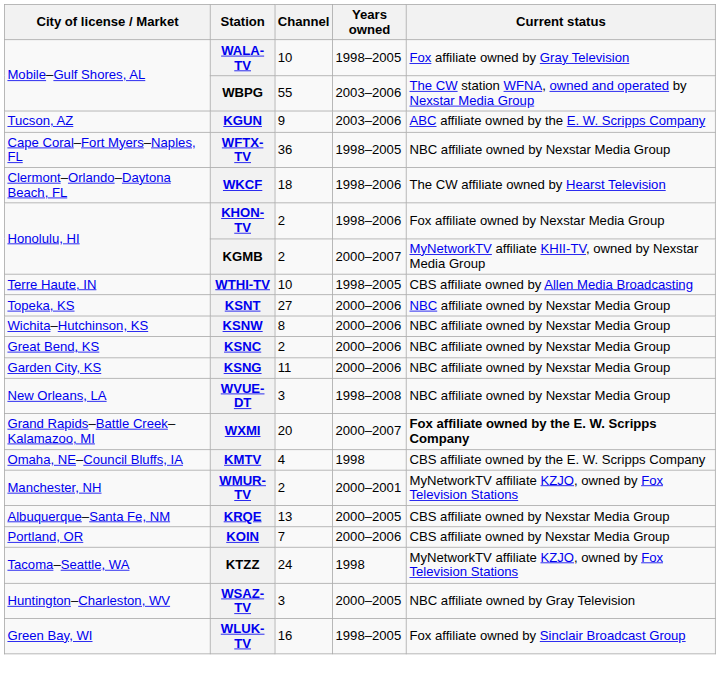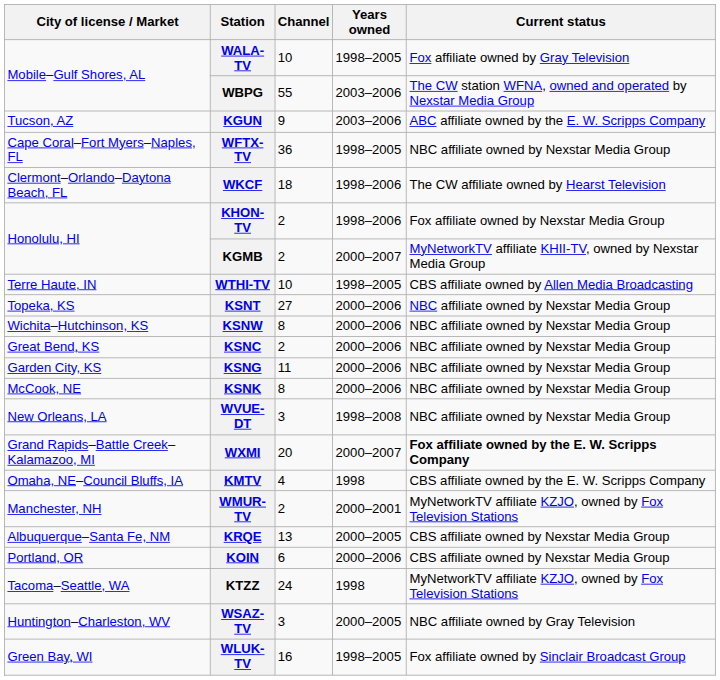+ row: (243, 388)
(281, 537) 7 -> (281, 557) 6
